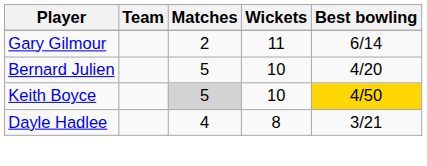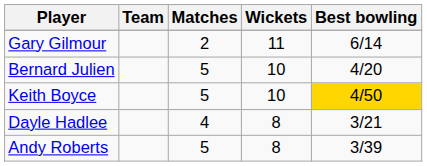(205, 95) lightgrey background -> (205, 95) no background
+ row: (58, 148)
